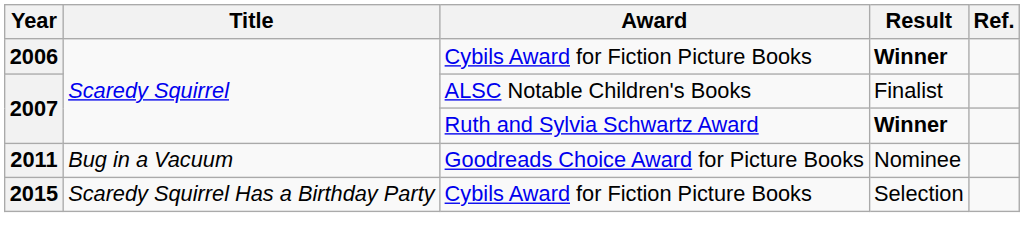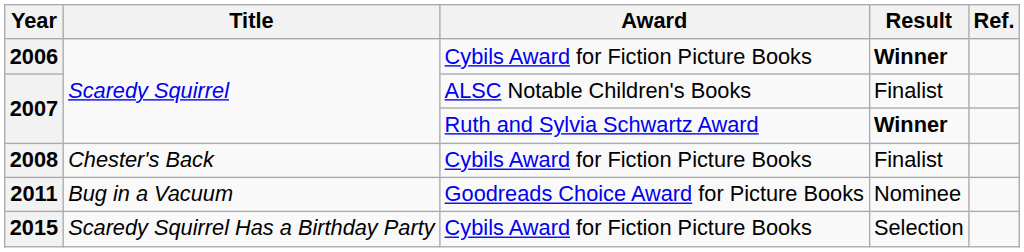+ row: (34, 159)
